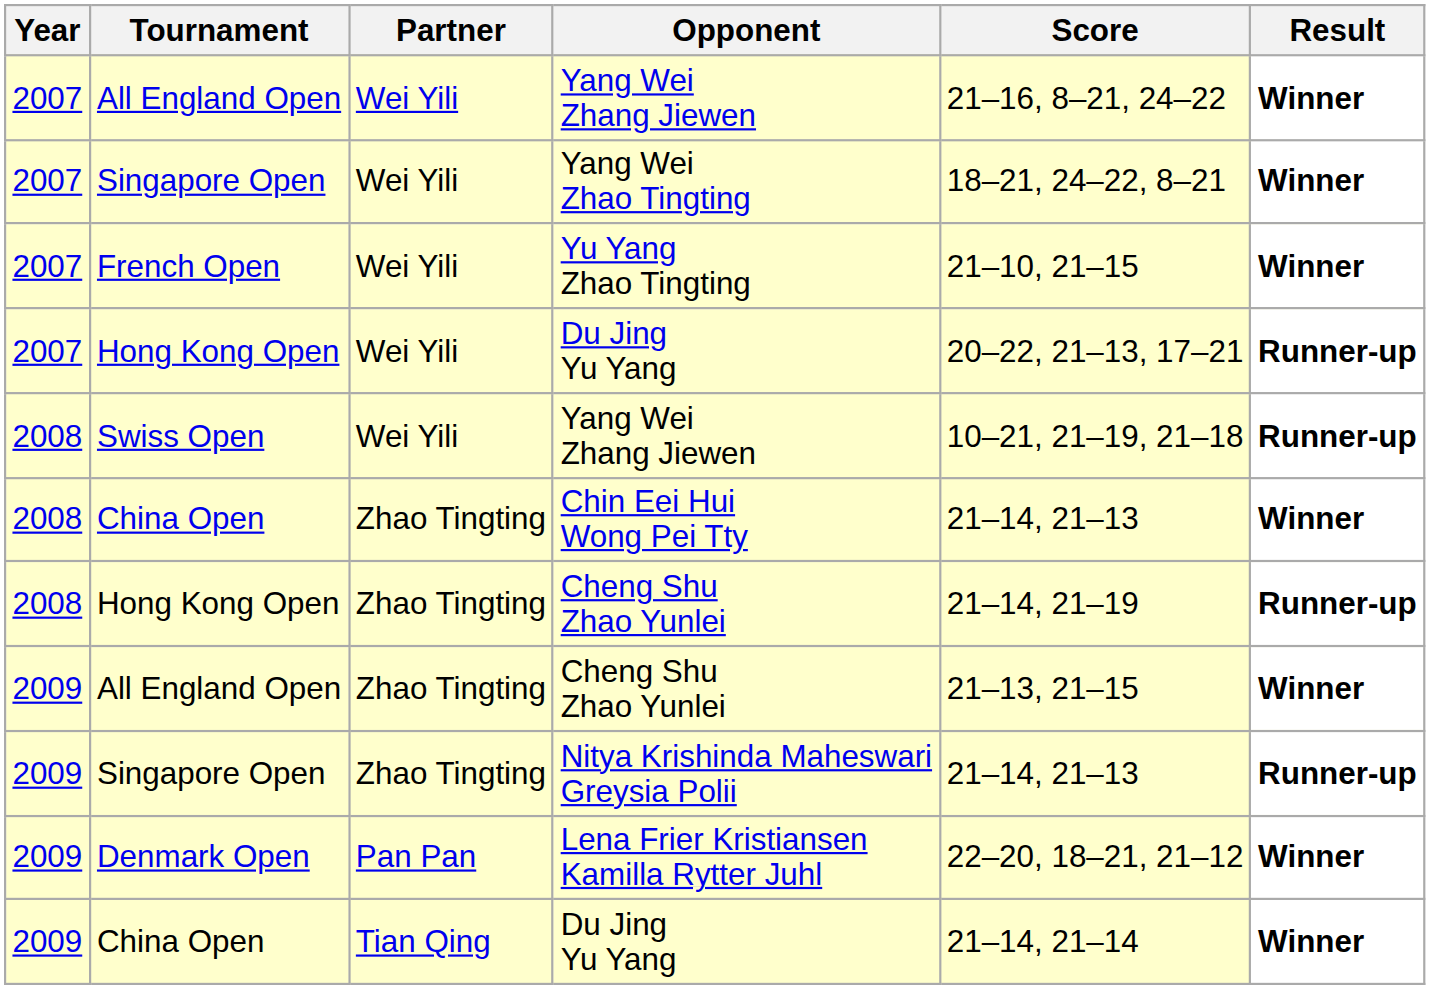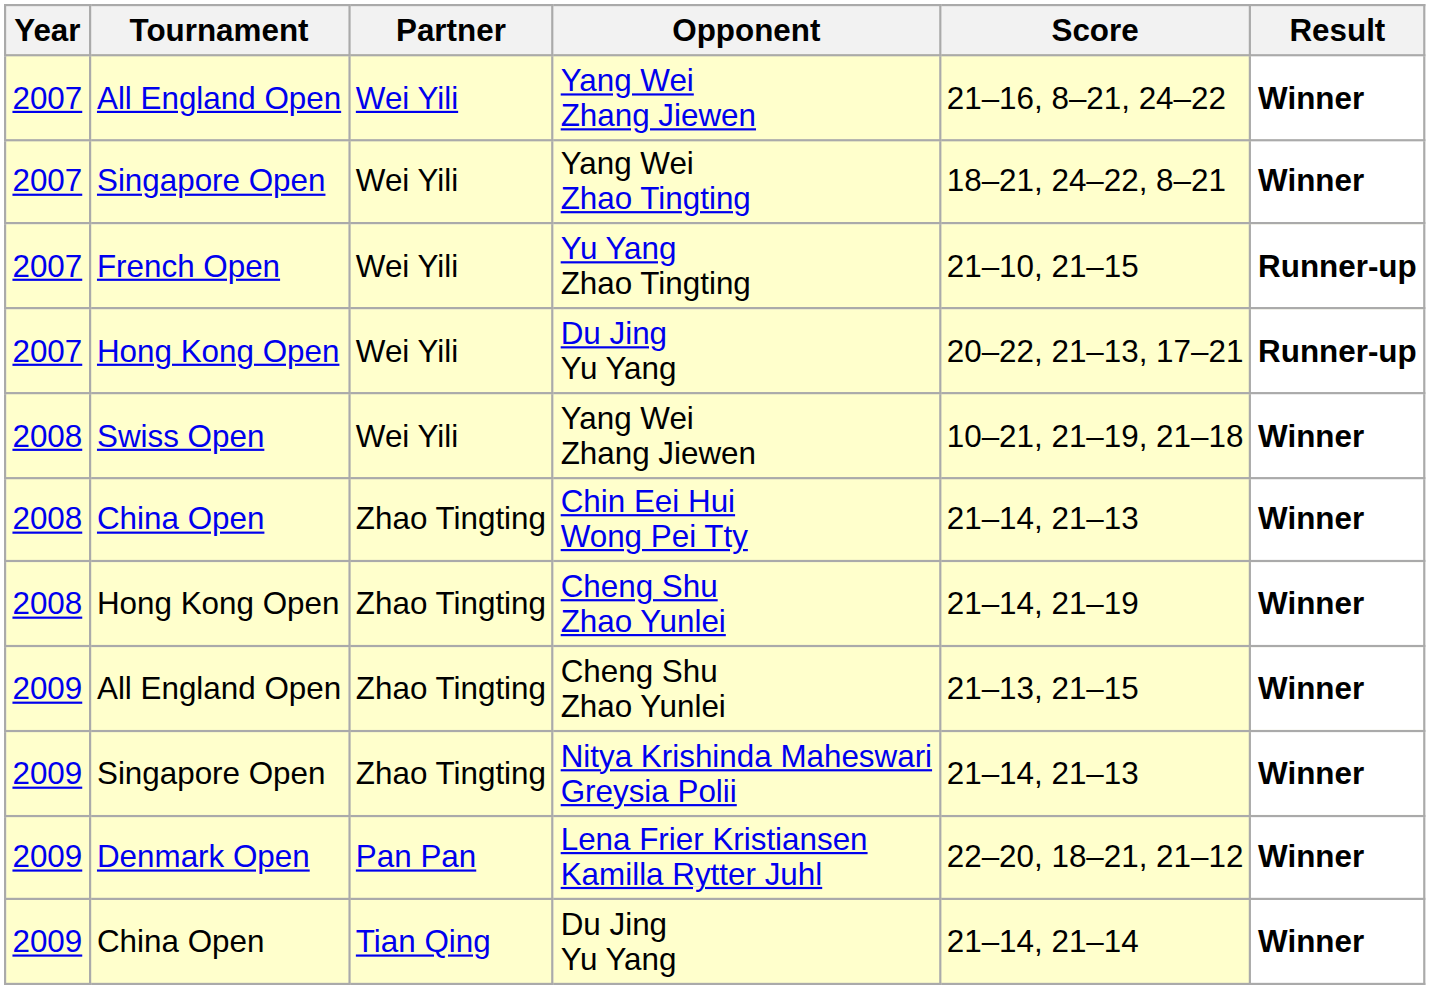(1311, 266) Winner -> (1337, 266) Runner-up
(1337, 435) Runner-up -> (1311, 435) Winner
(1337, 604) Runner-up -> (1311, 604) Winner
(1337, 773) Runner-up -> (1311, 773) Winner
